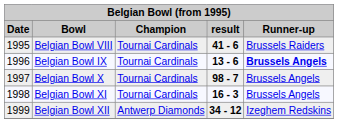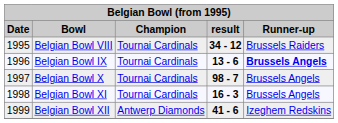(225, 45) 41 - 6 -> (225, 45) 34 - 12
(225, 110) 34 - 12 -> (225, 110) 41 - 6
